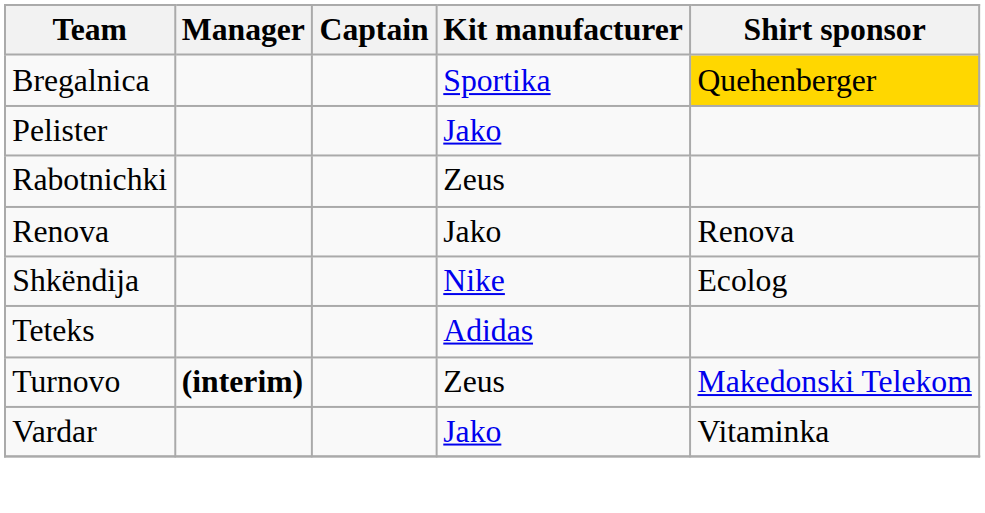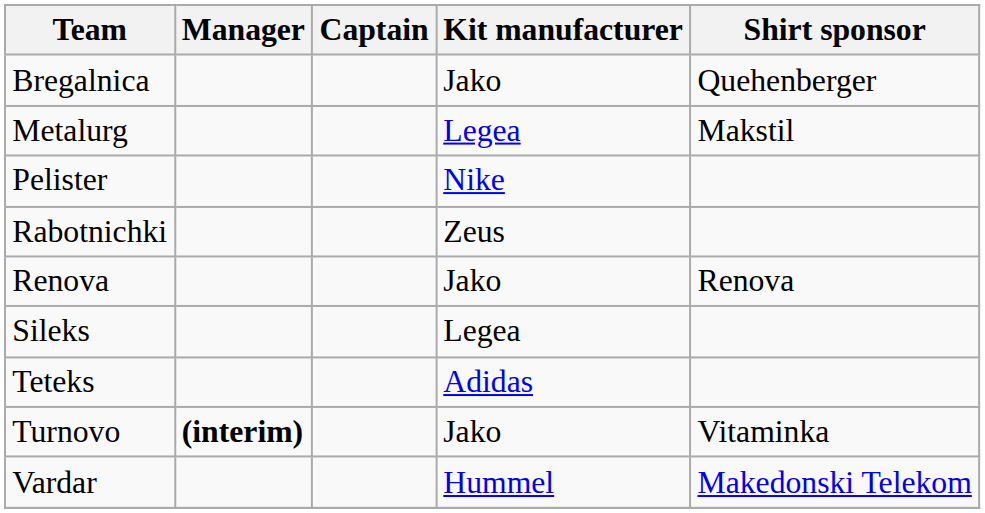(497, 79) Sportika -> (472, 79) Jako
(787, 79) gold background -> (787, 79) no background
+ row: (70, 130)
(472, 130) Jako -> (474, 180) Nike
- row: (76, 280)
+ row: (51, 331)
(474, 381) Zeus -> (472, 431) Jako
(835, 381) Makedonski Telekom -> (763, 431) Vitaminka
(472, 431) Jako -> (499, 481) Hummel
(763, 431) Vitaminka -> (835, 481) Makedonski Telekom
